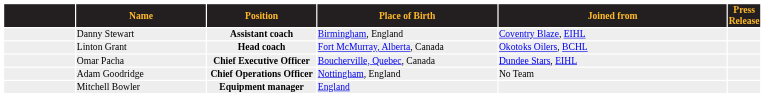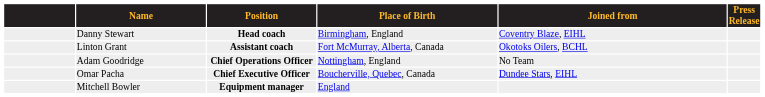(262, 34) Assistant coach -> (262, 34) Head coach
(262, 47) Head coach -> (262, 47) Assistant coach
rows swapped: (100, 60) <-> (110, 74)
